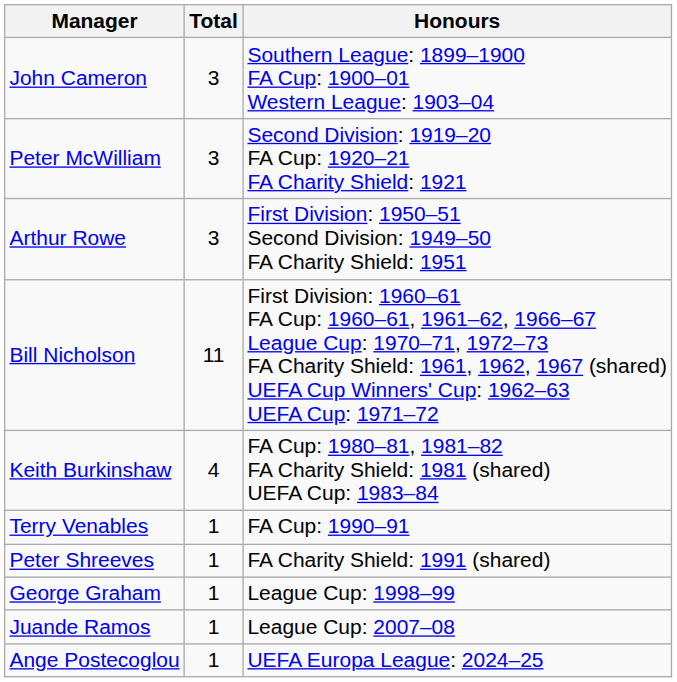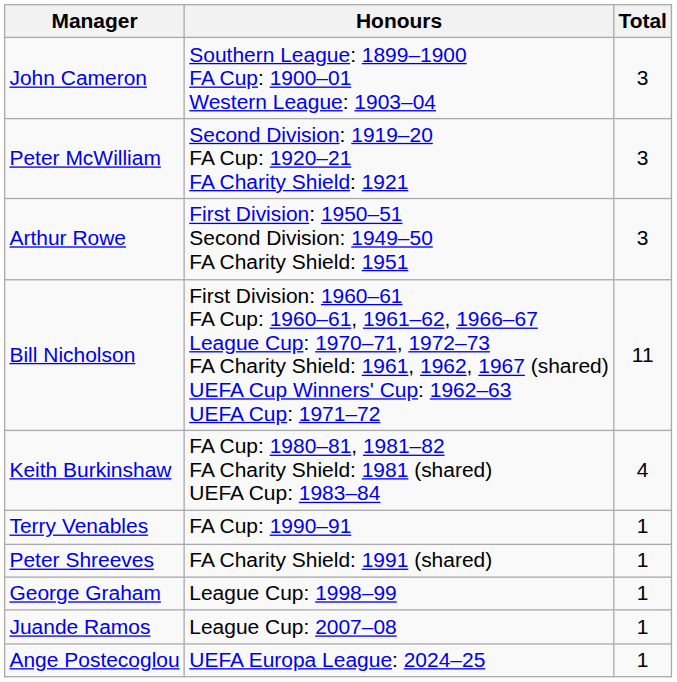columns swapped: (457, 21) <-> (214, 21)
